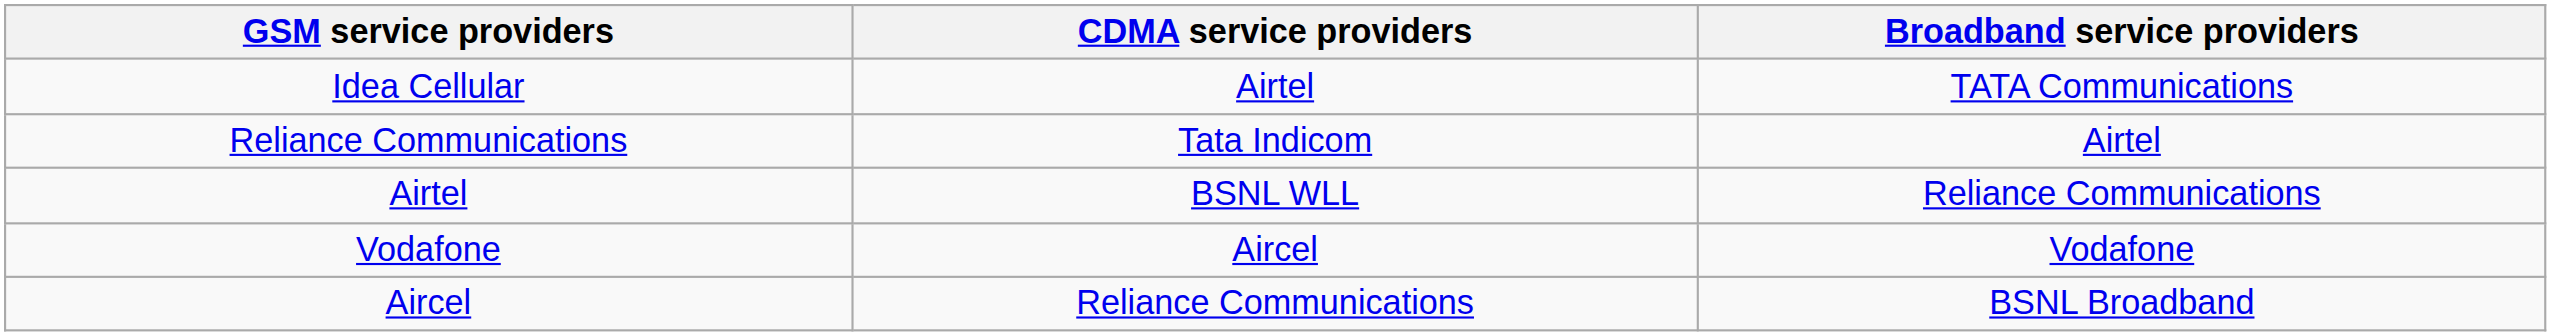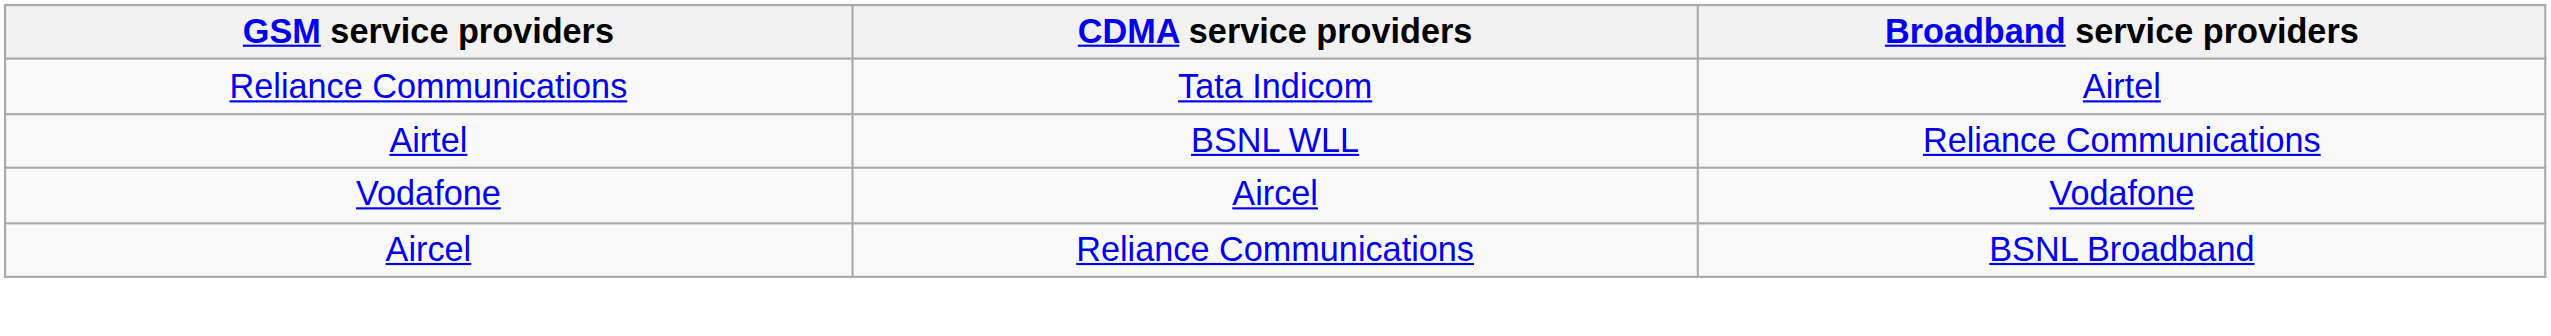- row: (428, 85)
